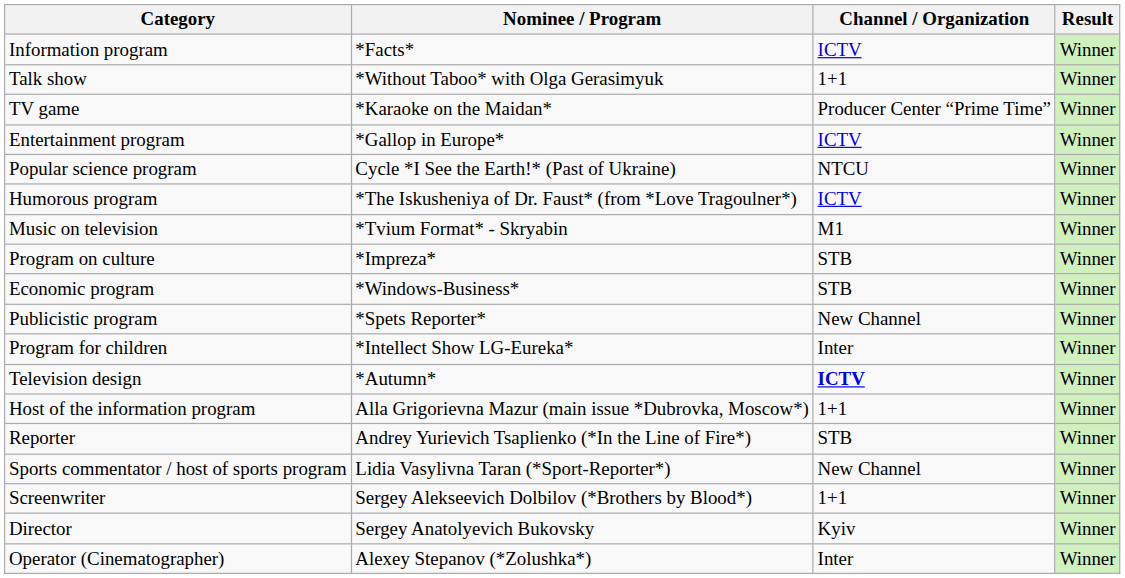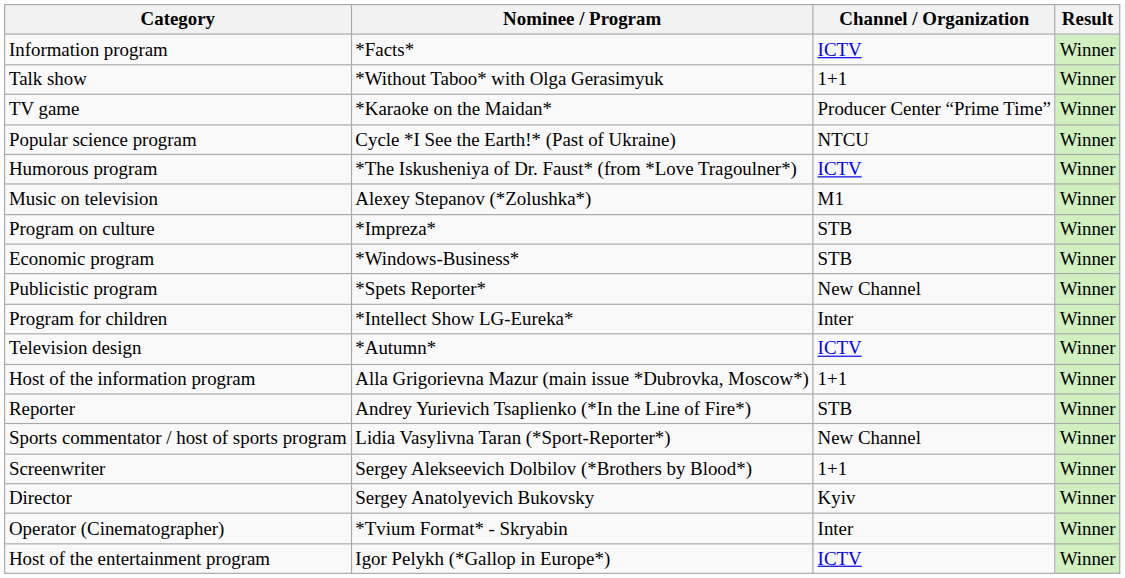- row: (97, 139)
(462, 229) *Tvium Format* - Skryabin -> (473, 199) Alexey Stepanov (*Zolushka*)
(841, 378) bold -> (840, 348) normal
(473, 558) Alexey Stepanov (*Zolushka*) -> (462, 528) *Tvium Format* - Skryabin
+ row: (139, 558)
